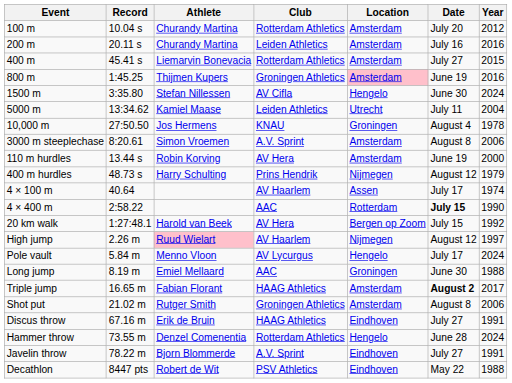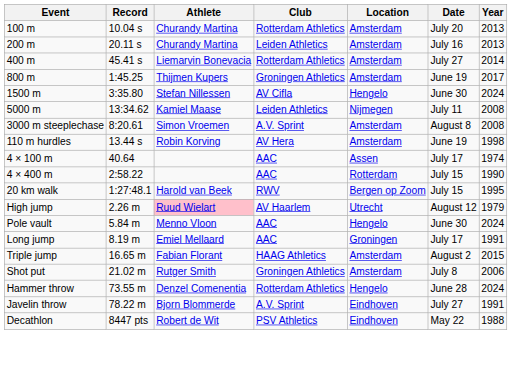(493, 28) 2012 -> (493, 28) 2013
(493, 45) 2016 -> (493, 45) 2013
(493, 61) 2015 -> (493, 61) 2014
(376, 77) pink background -> (376, 77) no background
(493, 77) 2016 -> (493, 77) 2017
(366, 110) Utrecht -> (371, 110) Nijmegen
(493, 110) 2004 -> (493, 110) 2008
- row: (28, 126)
(493, 142) 2006 -> (493, 126) 2008
(493, 158) 2000 -> (493, 142) 1998
- row: (39, 175)
(283, 191) AV Haarlem -> (266, 158) AAC
(448, 207) bold -> (447, 175) normal
(275, 223) AV Hera -> (268, 191) RWV
(493, 223) 1992 -> (493, 191) 1995
(371, 239) Nijmegen -> (366, 207) Utrecht
(493, 239) 1997 -> (493, 207) 1979
(284, 256) AV Lycurgus -> (266, 223) AAC
(447, 256) July 17 -> (449, 223) June 30
(449, 272) June 30 -> (447, 239) July 17
(493, 272) 1988 -> (493, 239) 1991
(452, 288) bold -> (451, 256) normal
(493, 288) 2017 -> (493, 256) 2015
(451, 304) August 8 -> (444, 272) July 8
- row: (36, 321)
